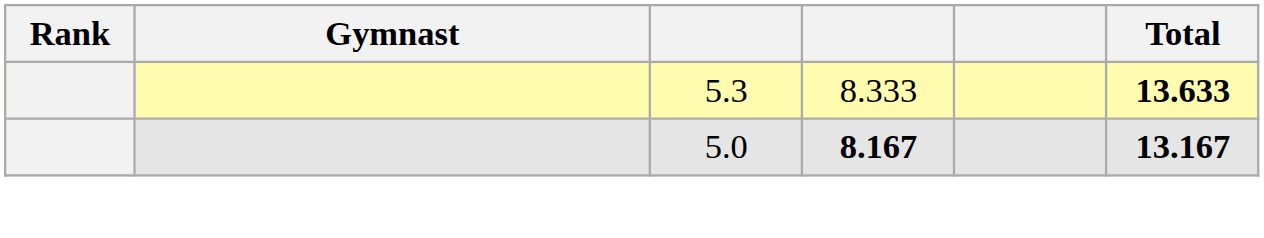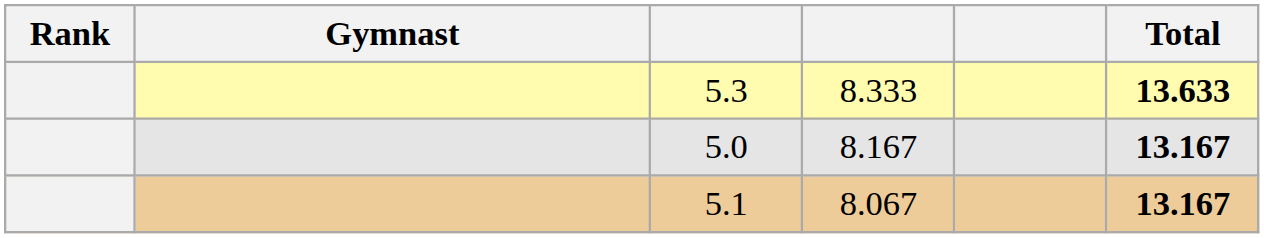(878, 146) bold -> (878, 146) normal
+ row: (726, 203)
